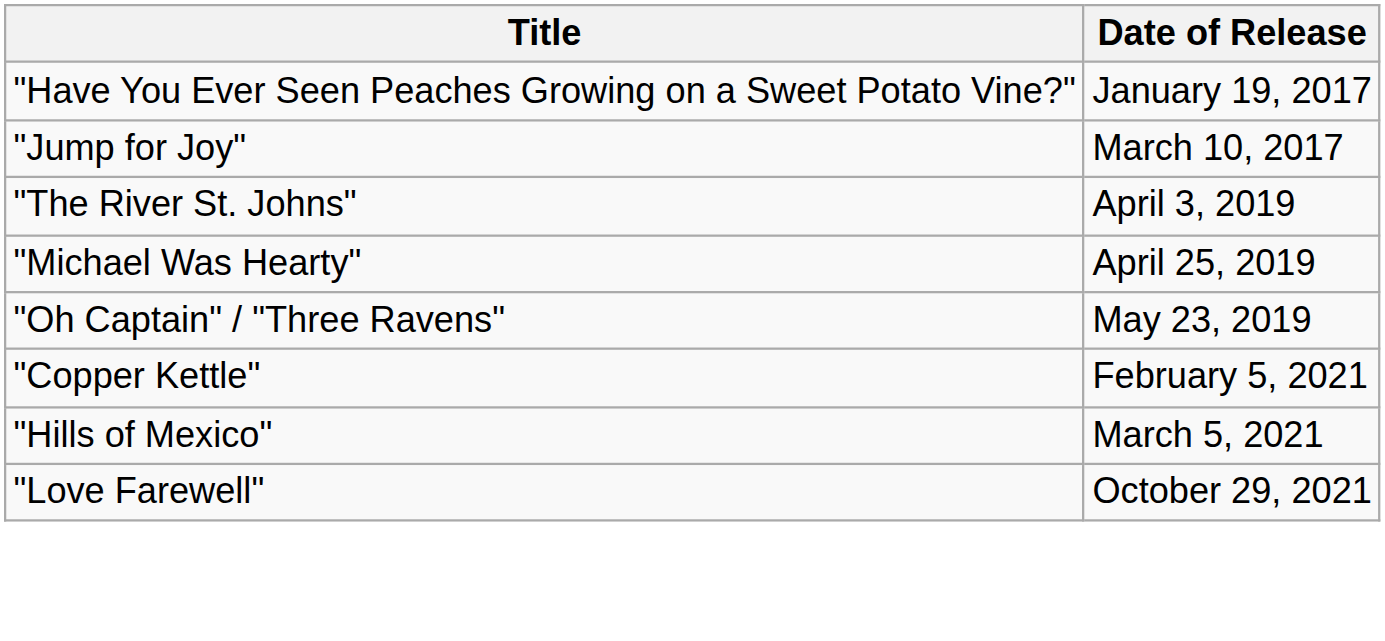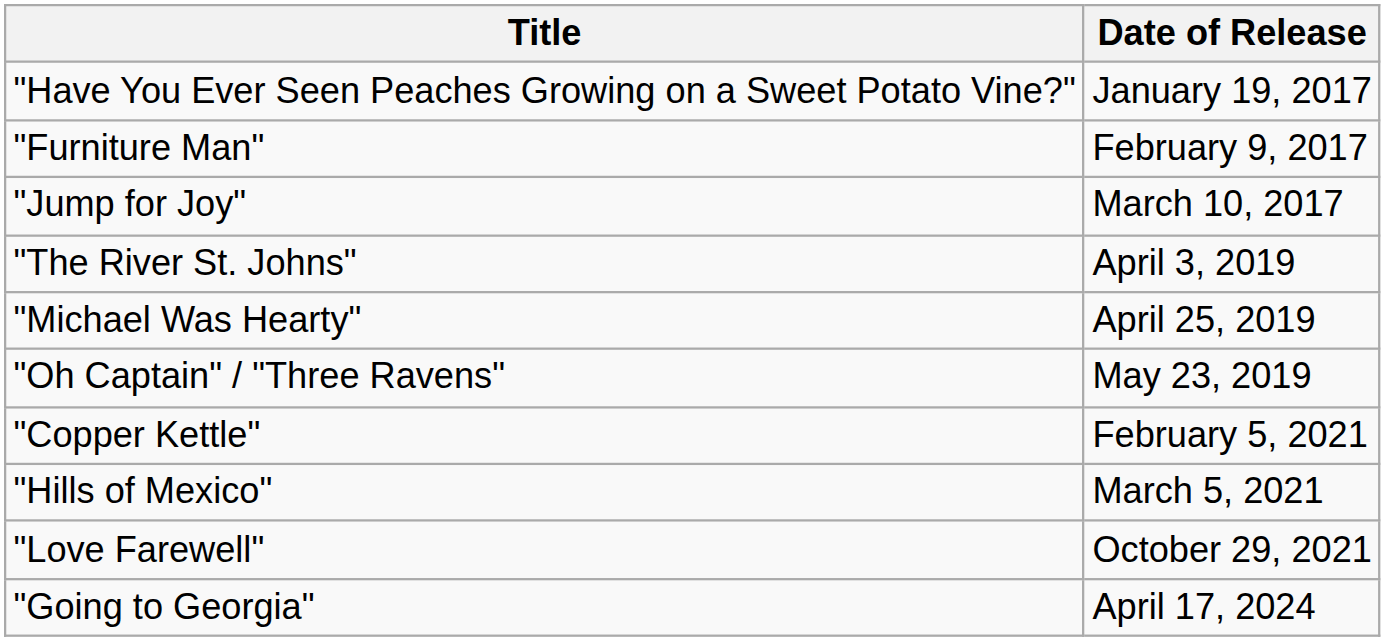+ row: (139, 147)
+ row: (164, 606)
